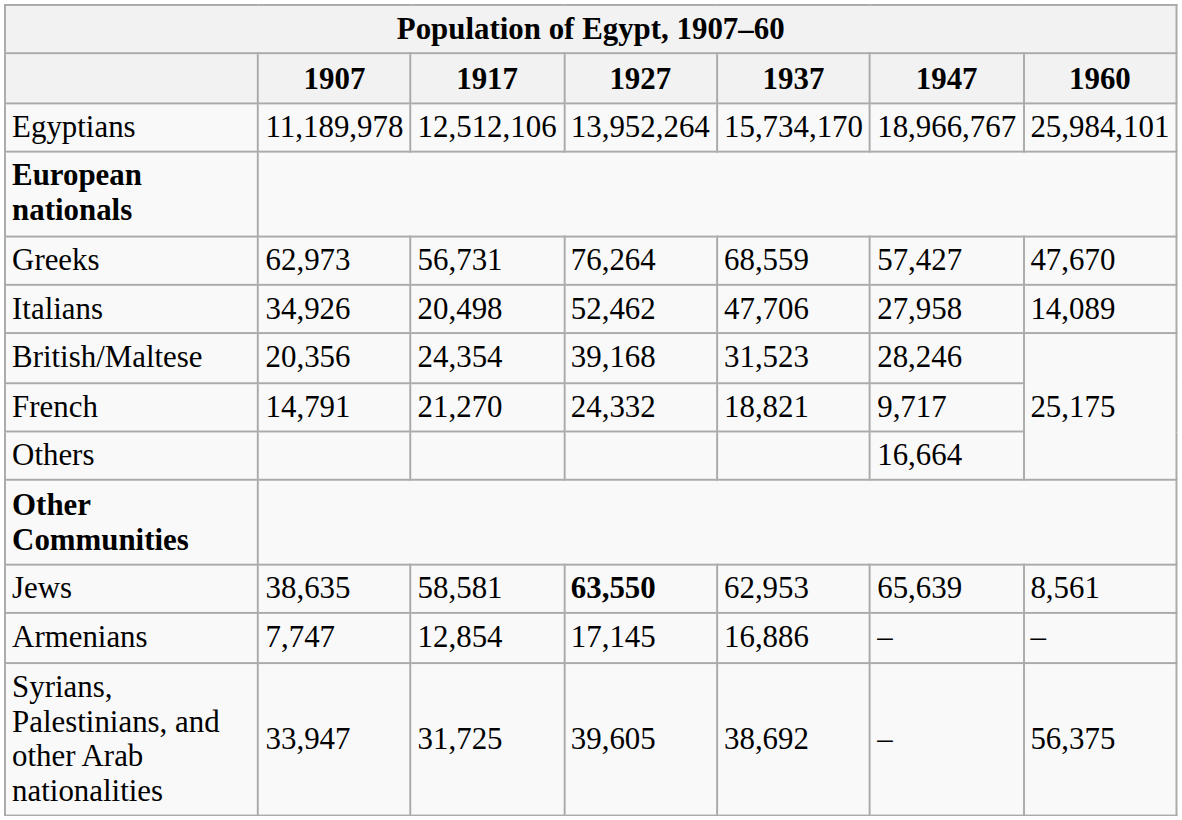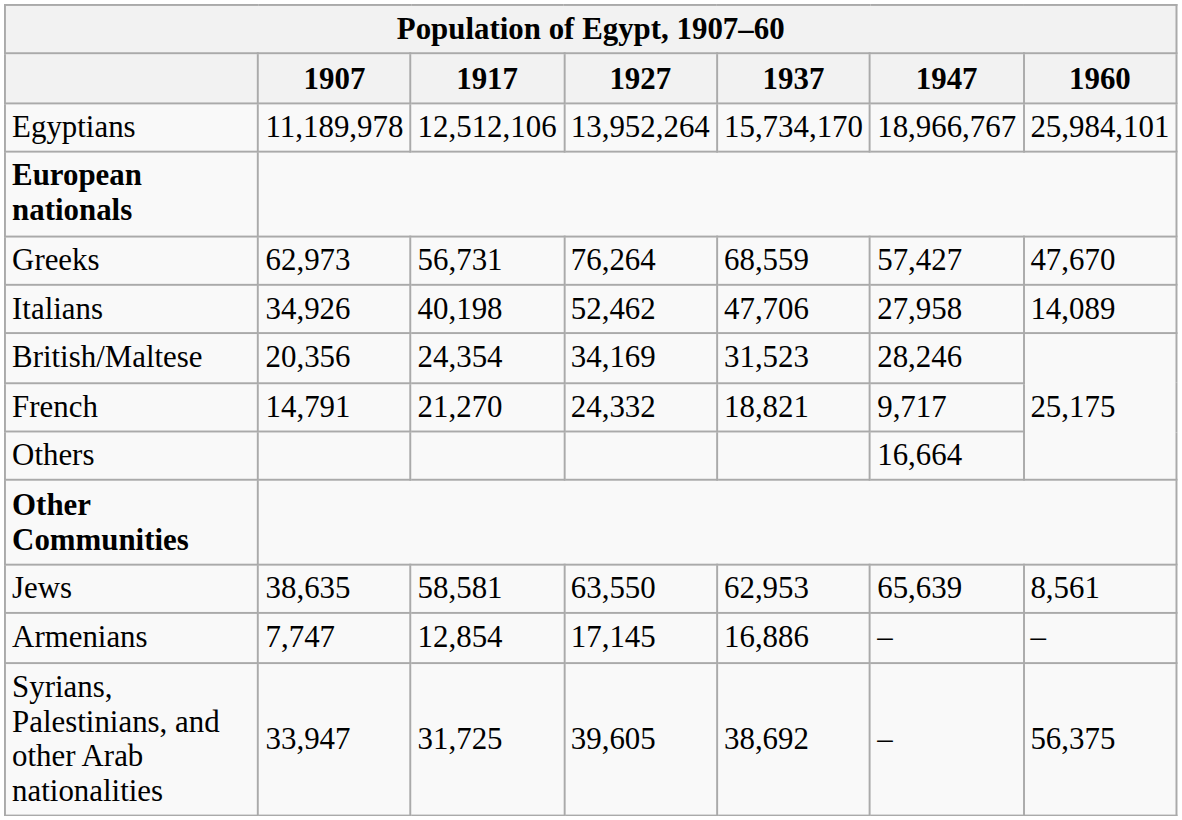(460, 308) 20,498 -> (460, 308) 40,198
(613, 357) 39,168 -> (613, 357) 34,169
(613, 588) bold -> (613, 588) normal
